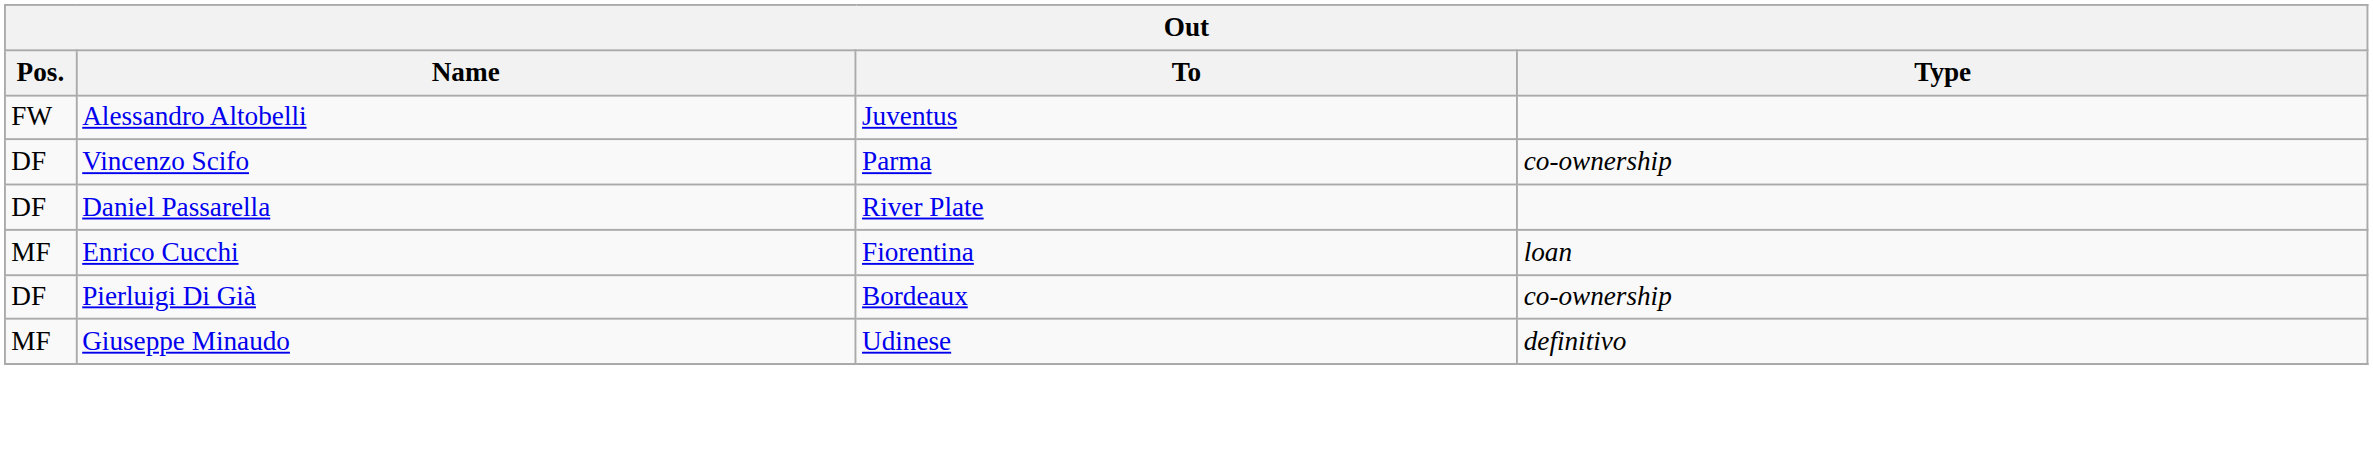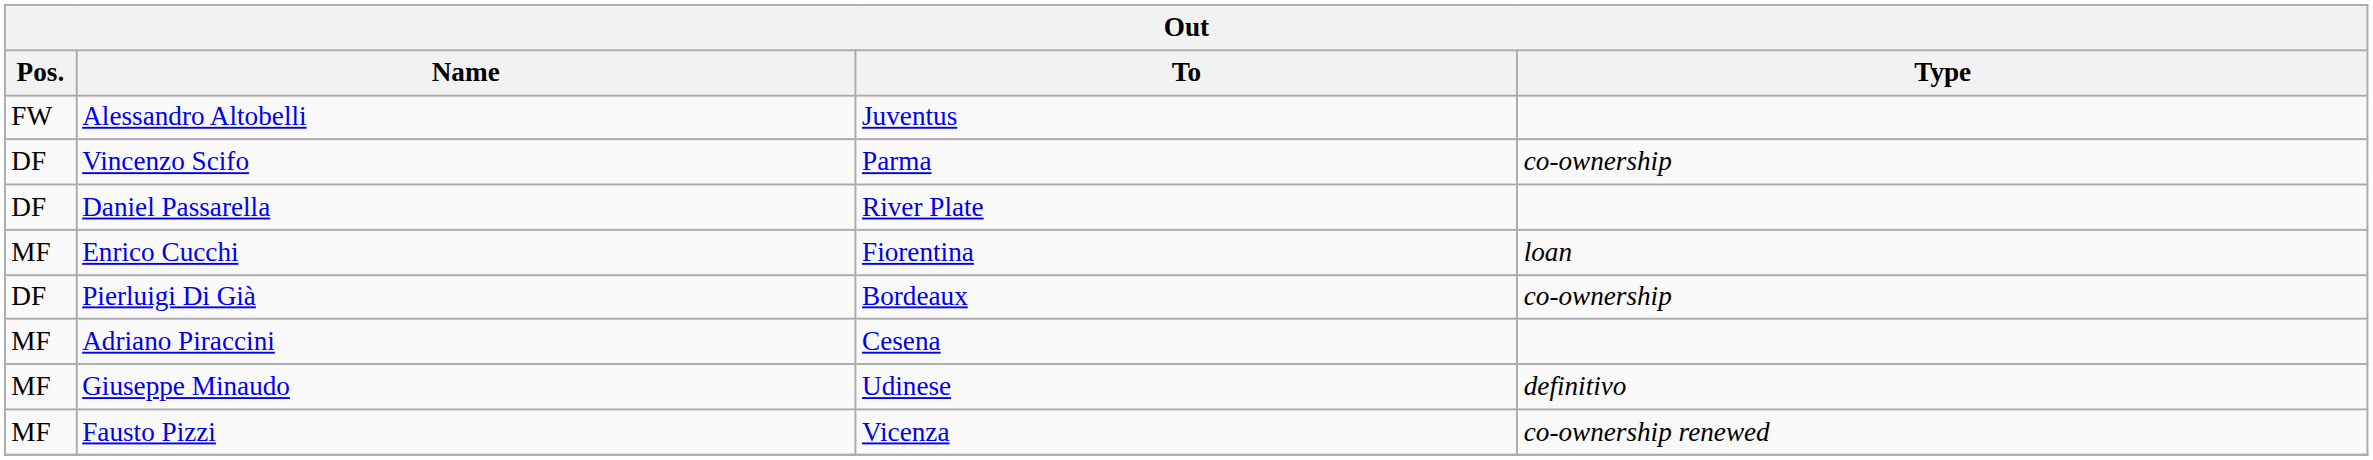+ row: (179, 341)
+ row: (149, 431)
